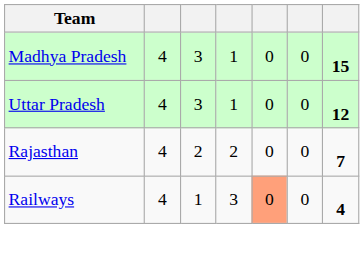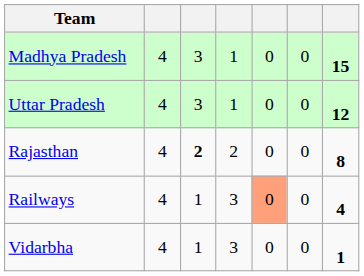(198, 151) normal -> (198, 151) bold
(341, 161) 7 -> (341, 161) 8
+ row: (41, 247)
